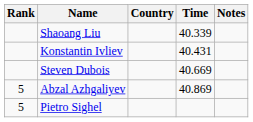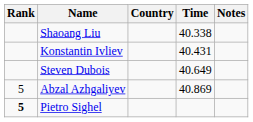(195, 32) 40.339 -> (195, 32) 40.338
(195, 70) 40.669 -> (195, 70) 40.649
(21, 107) normal -> (21, 107) bold
